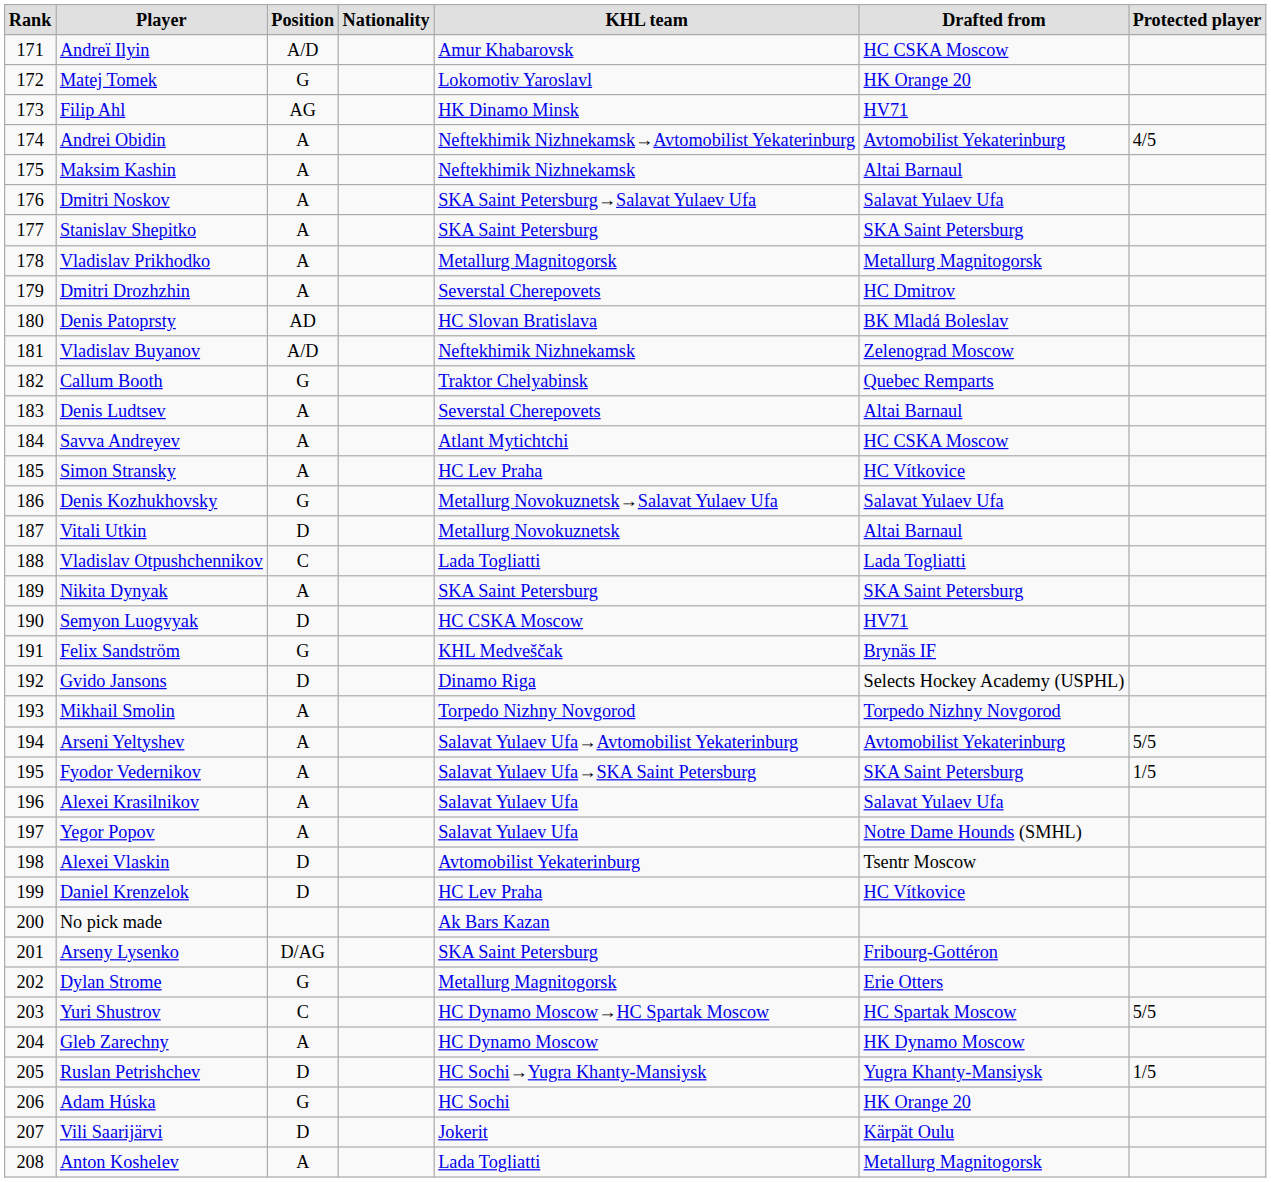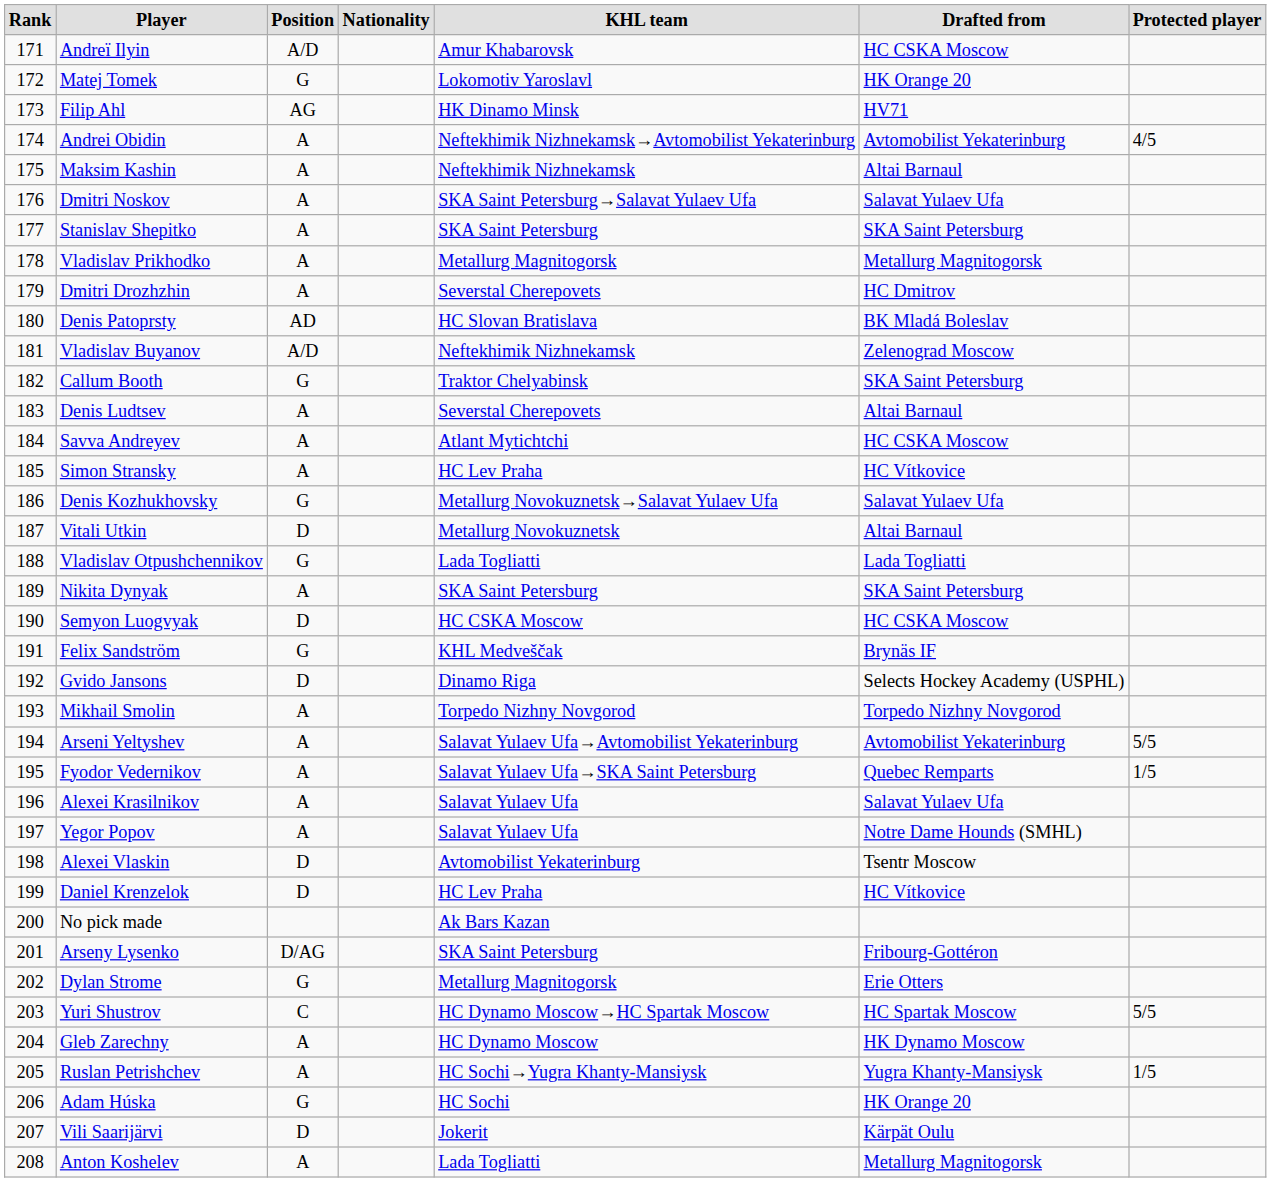(929, 380) Quebec Remparts -> (943, 380) SKA Saint Petersburg
(303, 561) C -> (303, 561) G
(886, 621) HV71 -> (936, 621) HC CSKA Moscow
(943, 771) SKA Saint Petersburg -> (929, 771) Quebec Remparts
(303, 1072) D -> (303, 1072) A
